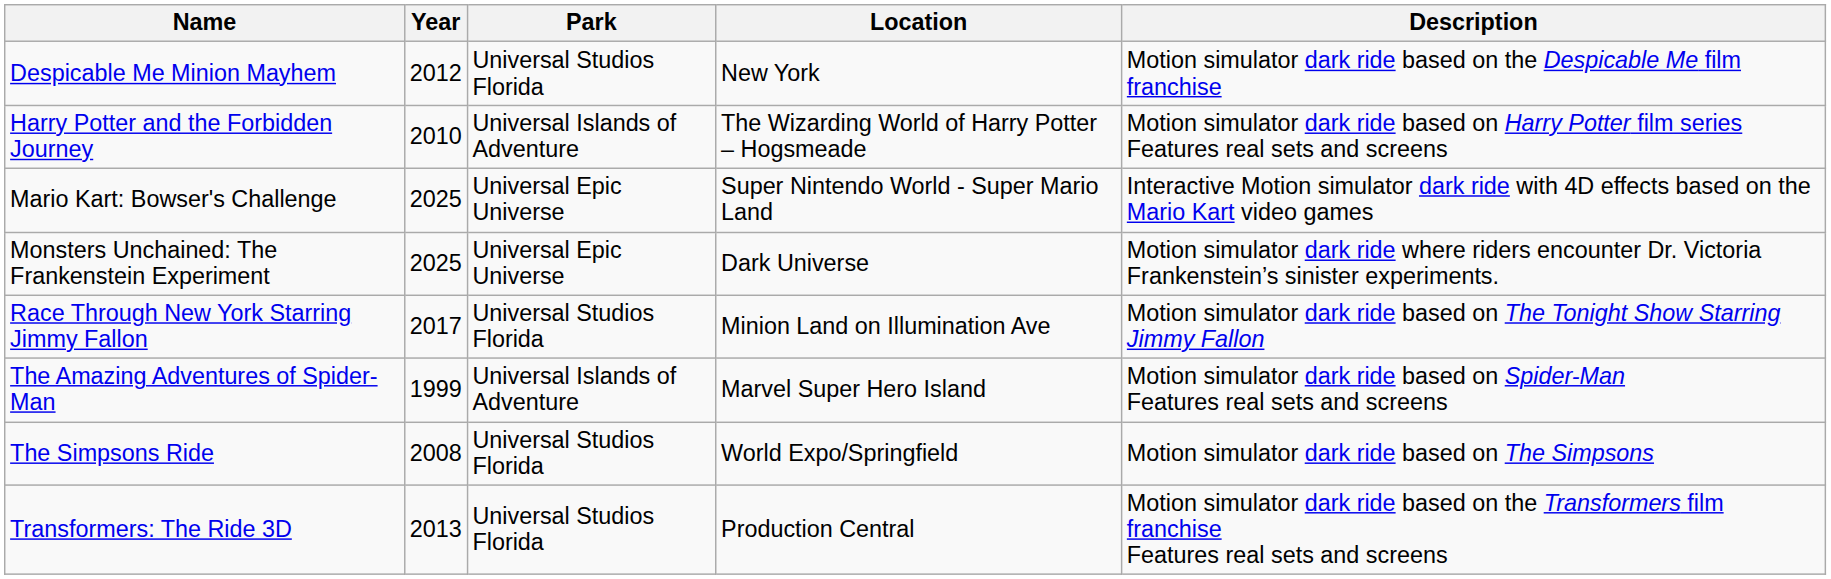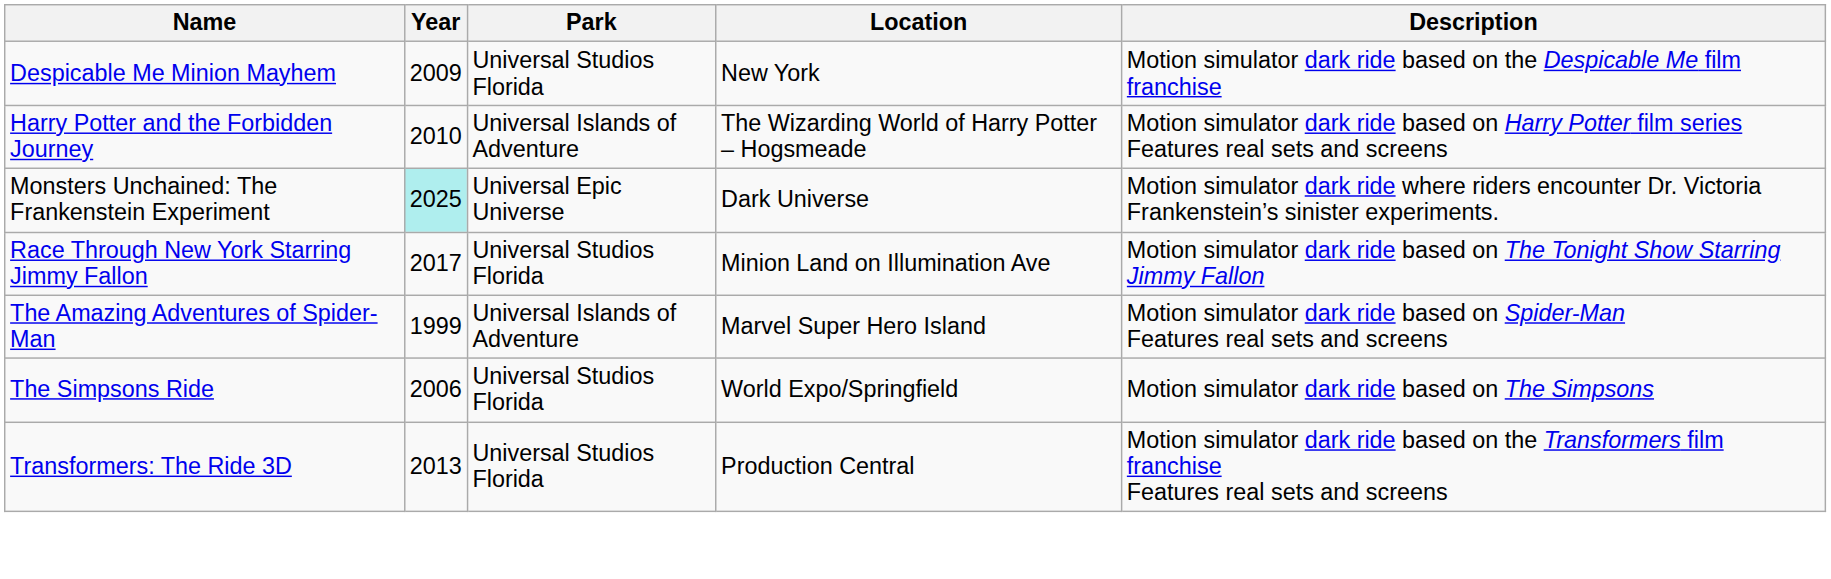(436, 73) 2012 -> (436, 73) 2009
- row: (173, 199)
(436, 263) no background -> (436, 199) paleturquoise background
(436, 453) 2008 -> (436, 389) 2006
